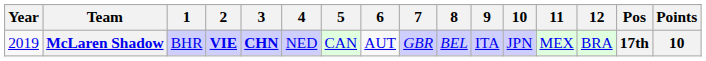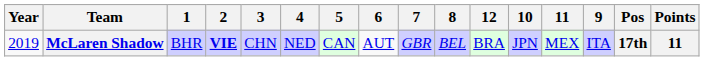columns swapped: (487, 17) <-> (597, 17)
(261, 43) bold -> (261, 43) normal
(677, 43) 10 -> (675, 43) 11
